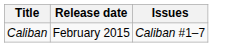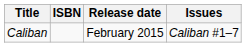+ column: (67, 13)
